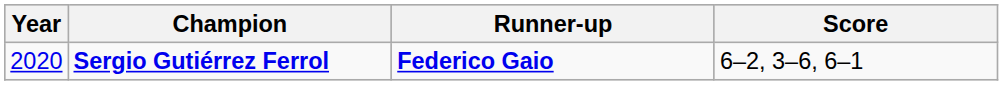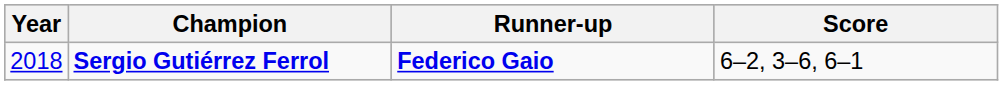(36, 61) 2020 -> (36, 61) 2018
